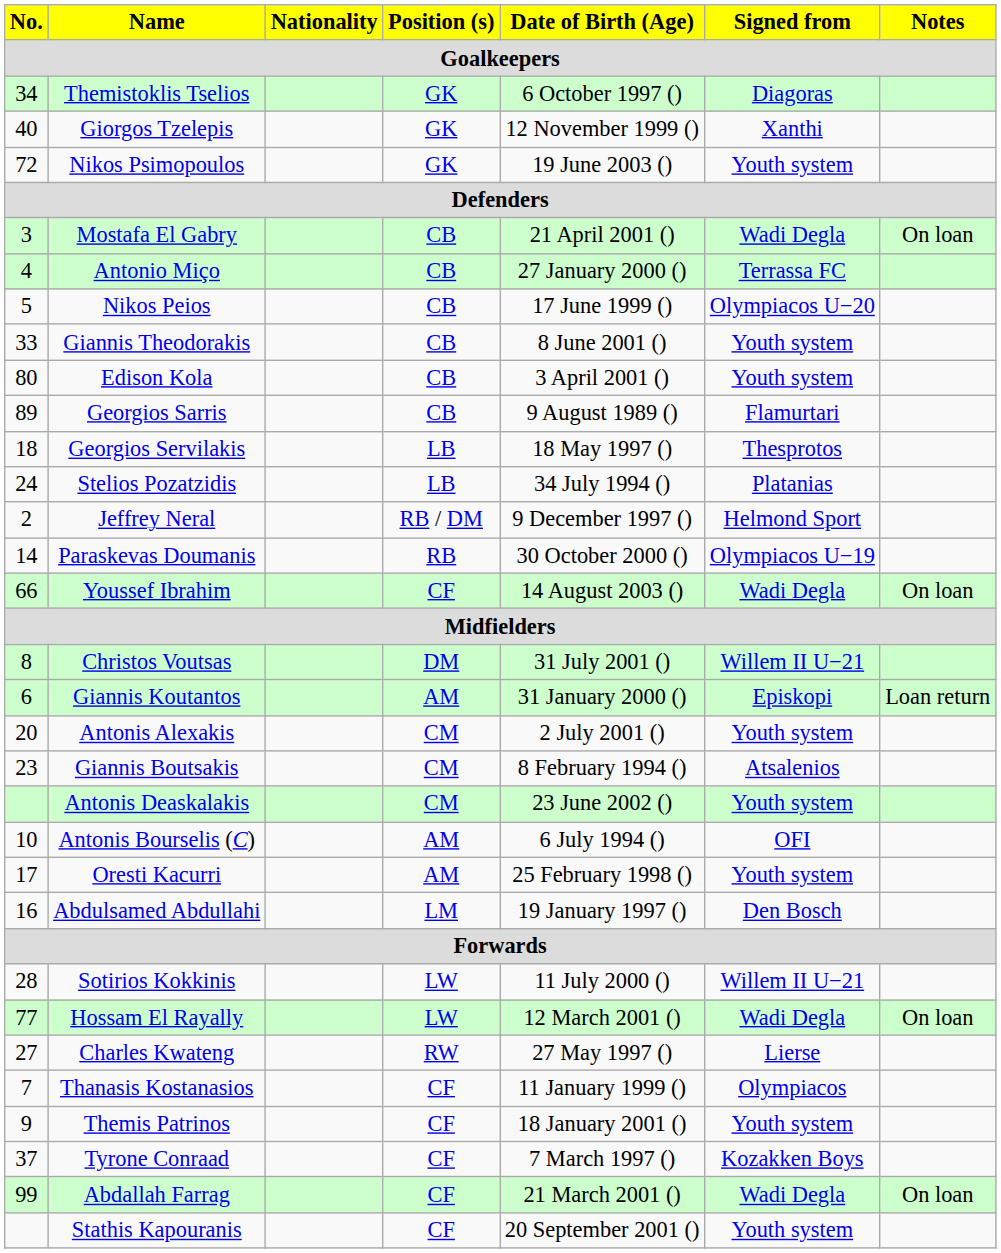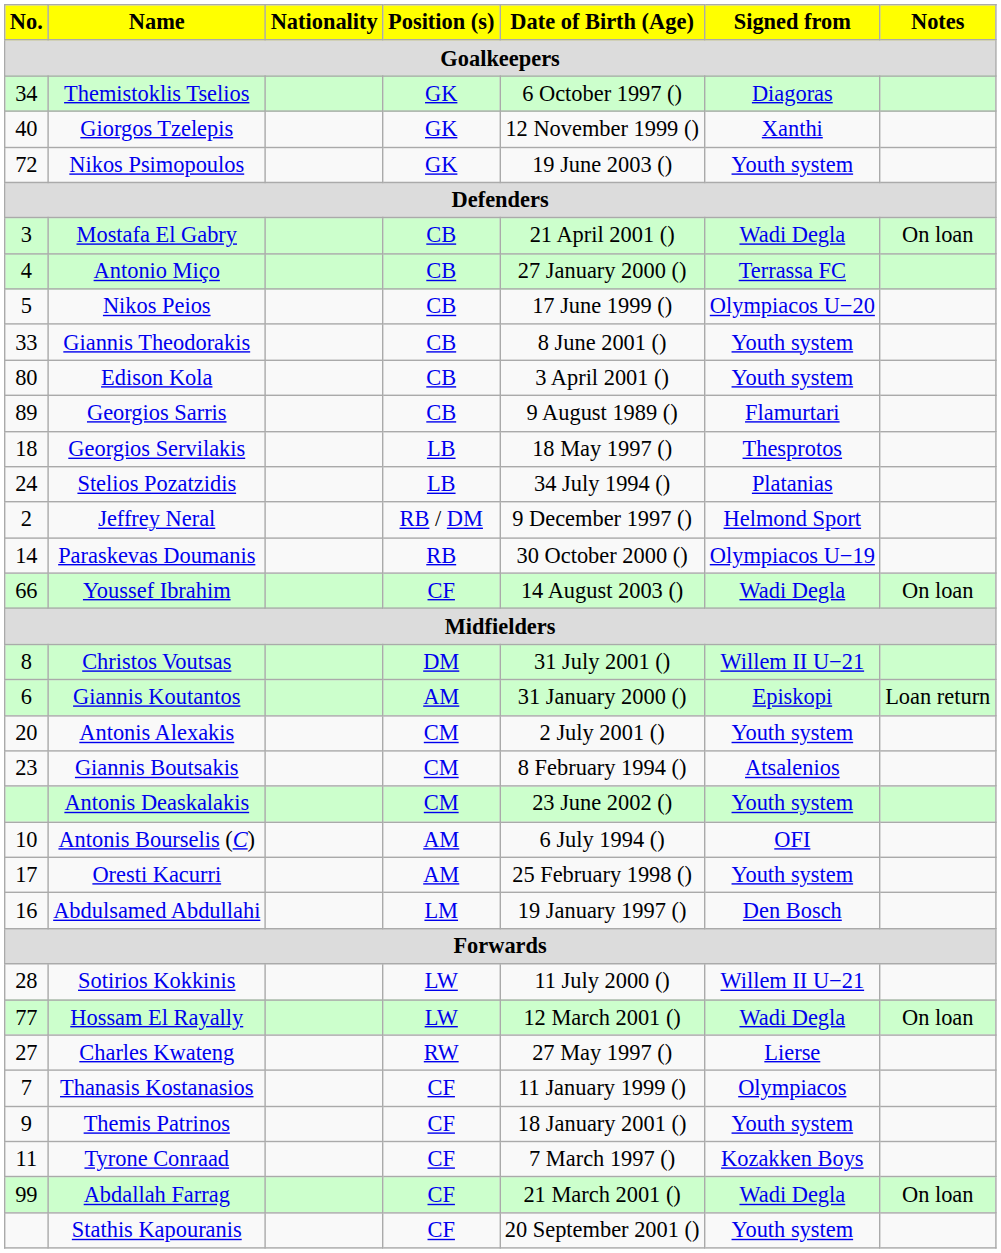(26, 1159) 37 -> (26, 1159) 11
